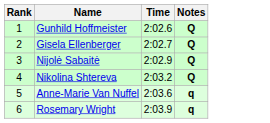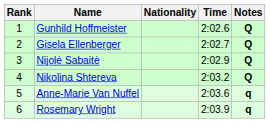+ column: (170, 12)
